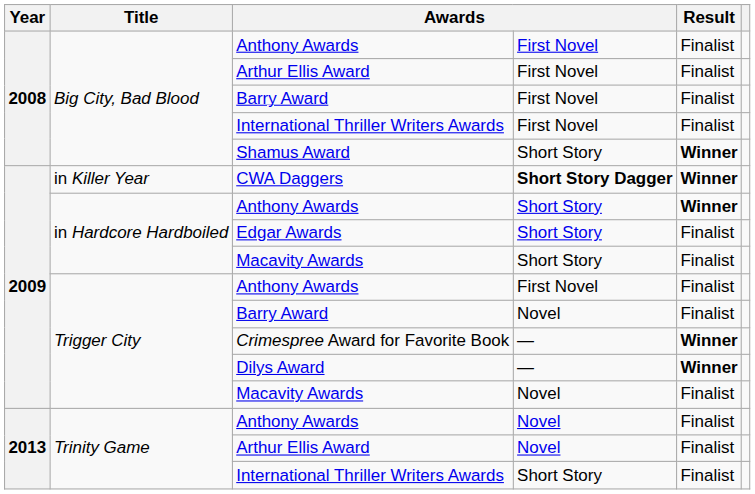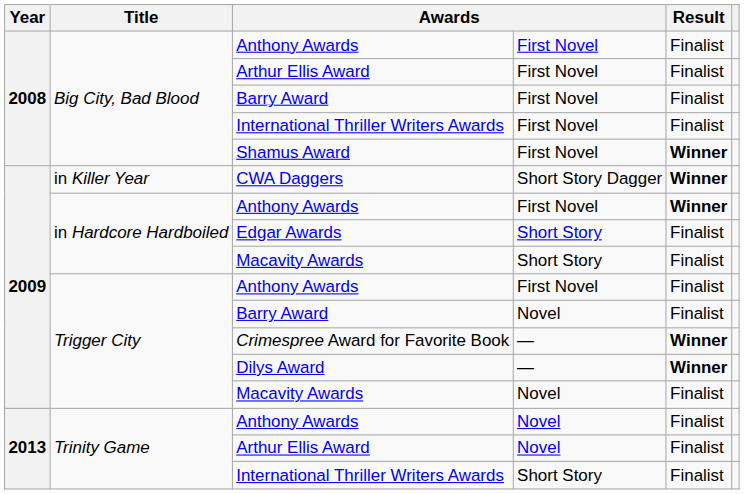(560, 152) Short Story -> (558, 152) First Novel
(595, 179) bold -> (590, 179) normal
(560, 206) Short Story -> (558, 206) First Novel
